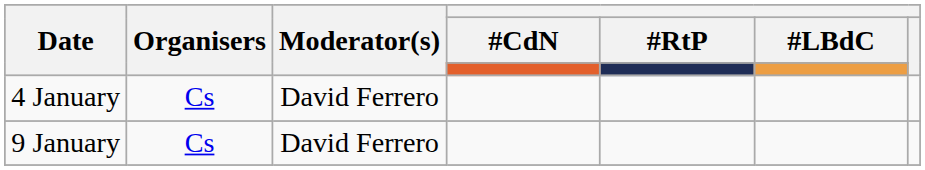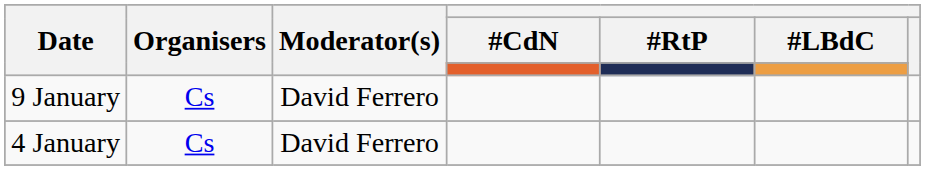rows swapped: (66, 97) <-> (66, 142)
